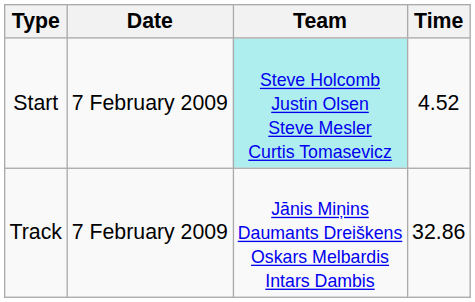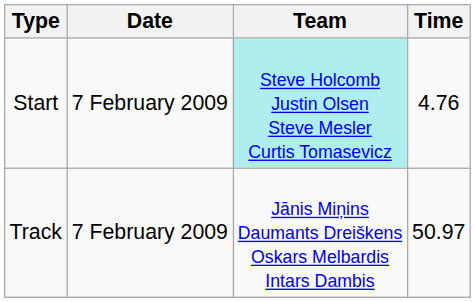(439, 103) 4.52 -> (439, 103) 4.76
(439, 232) 32.86 -> (439, 232) 50.97
